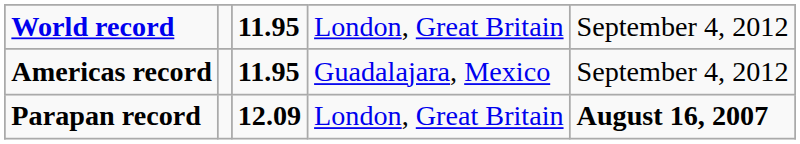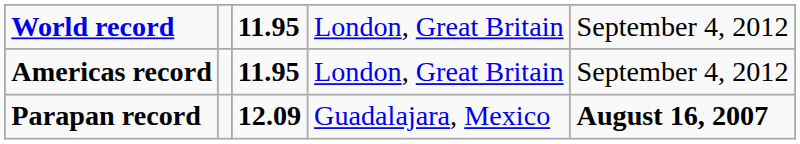(432, 71) Guadalajara, Mexico -> (439, 71) London, Great Britain
(439, 116) London, Great Britain -> (432, 116) Guadalajara, Mexico
